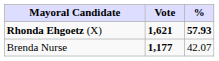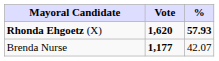(160, 30) 1,621 -> (160, 30) 1,620
